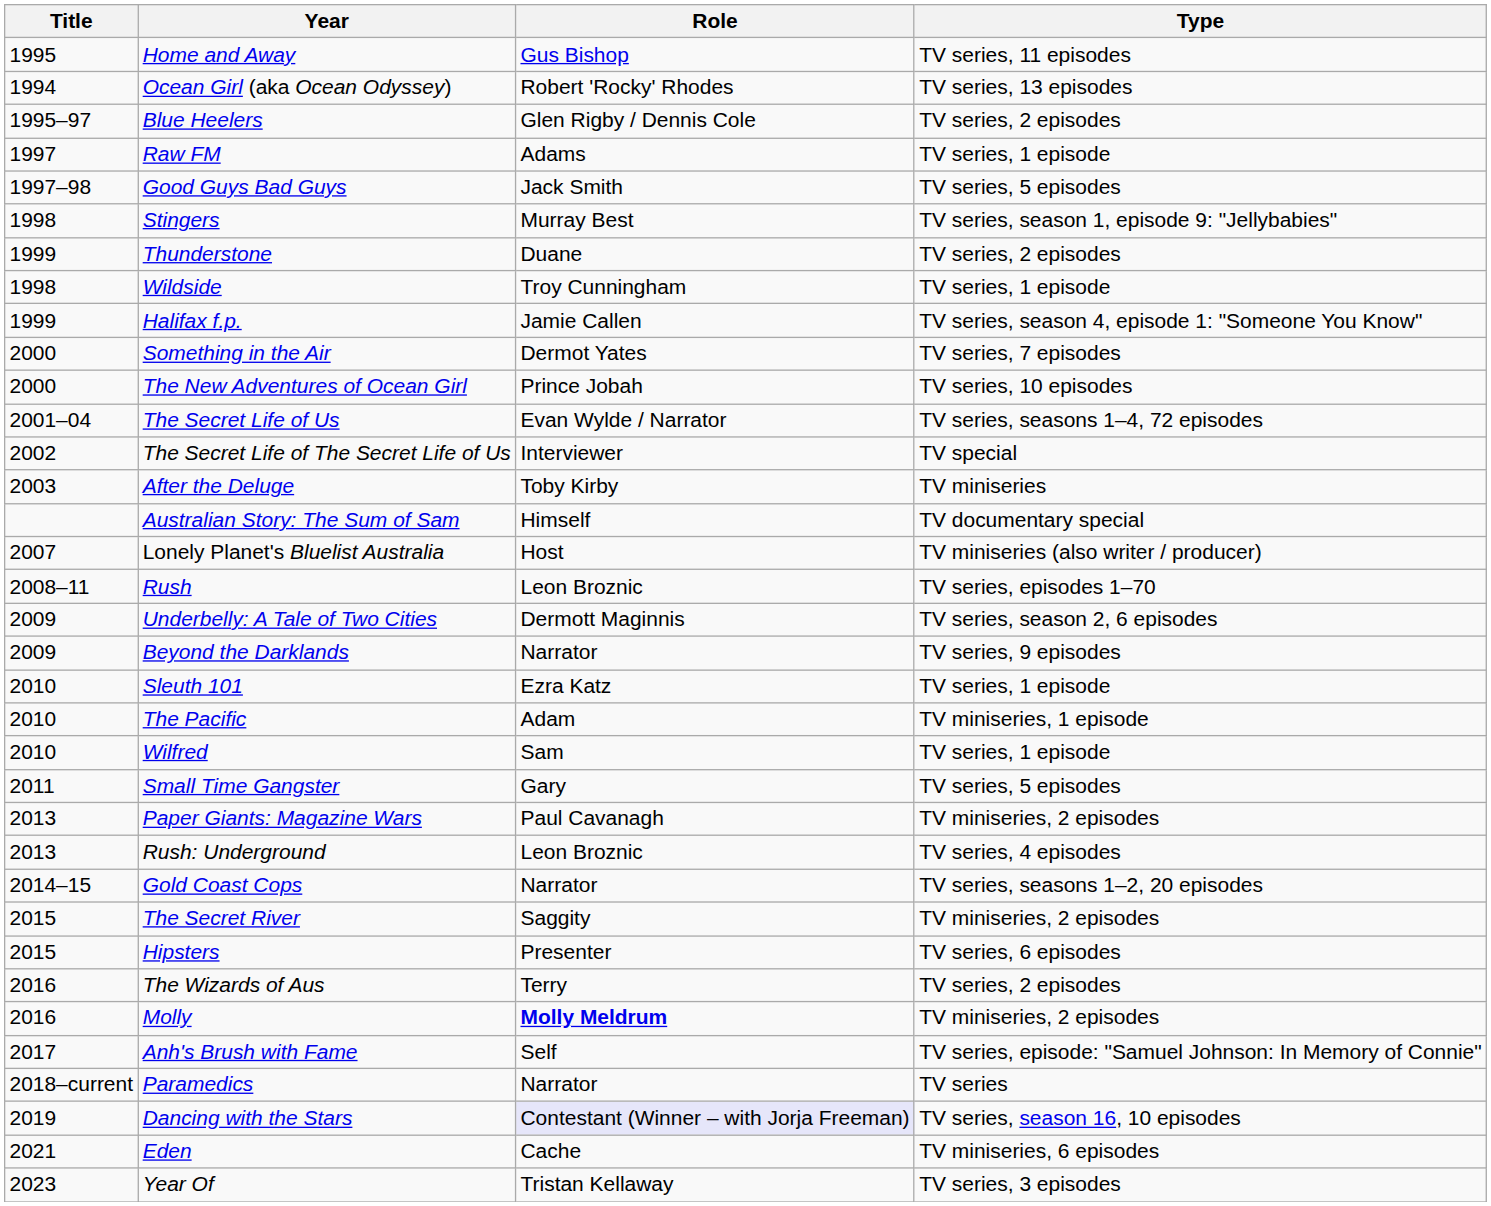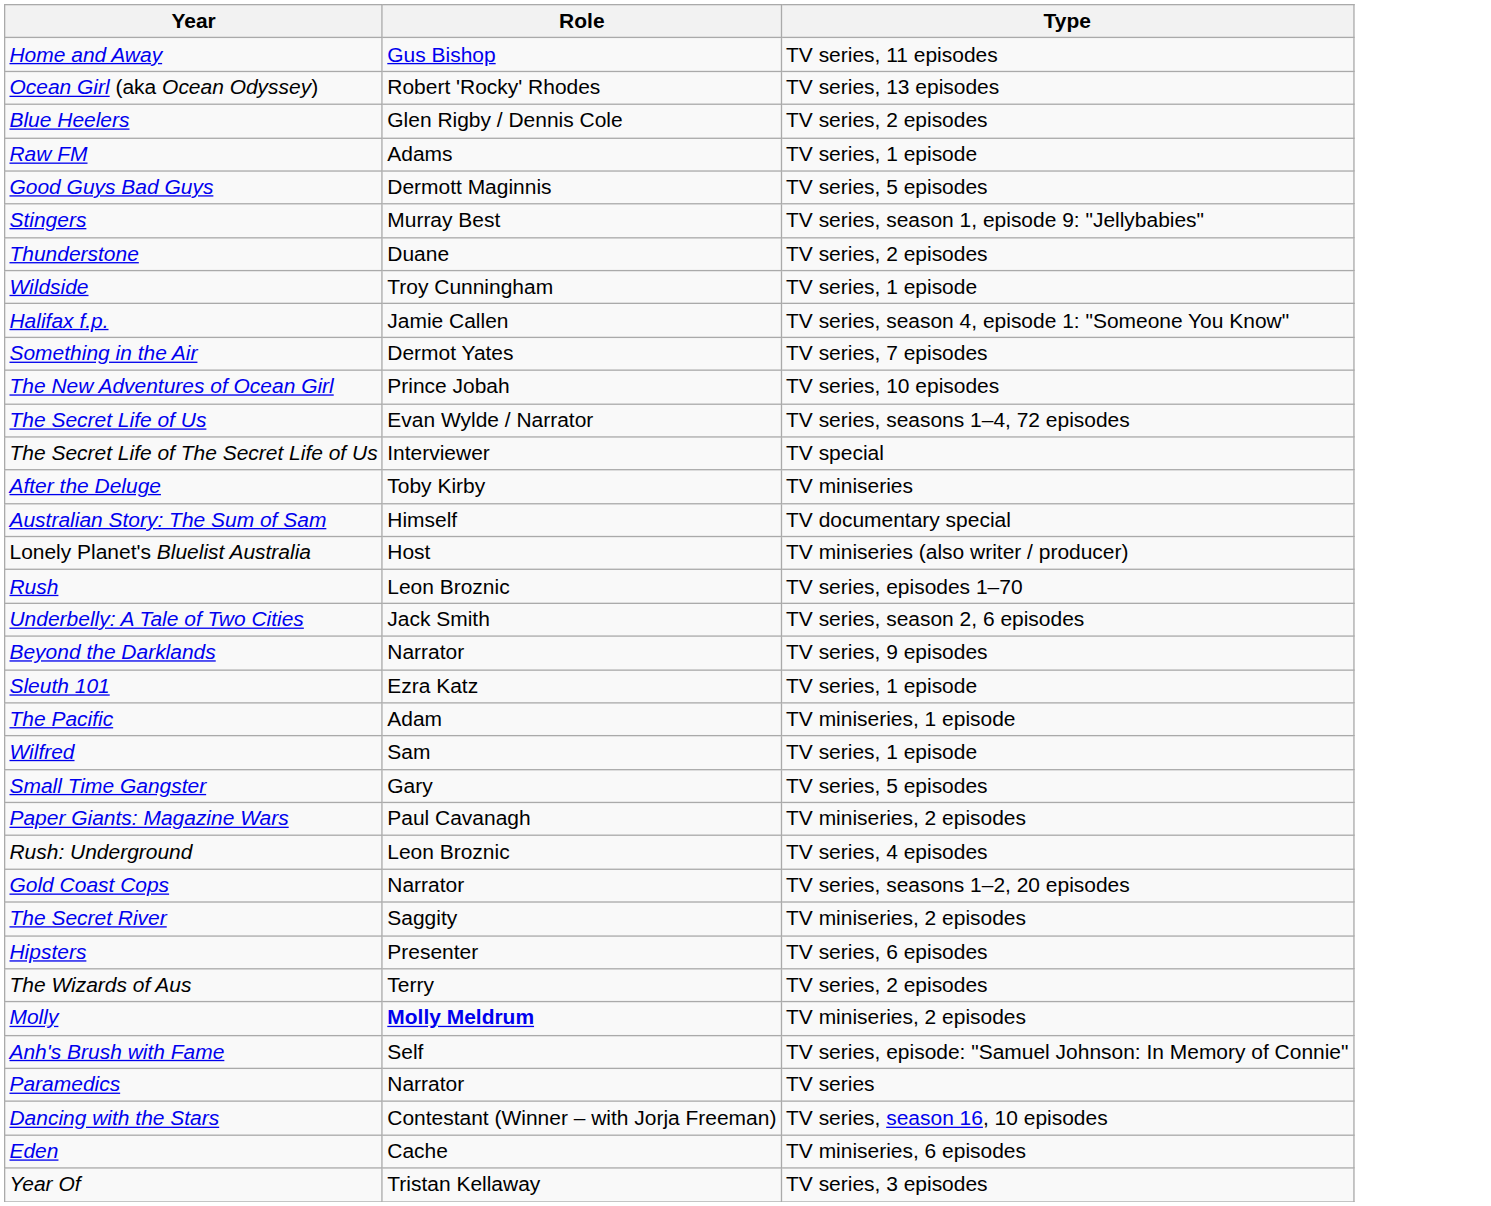- column: (71, 21)
(572, 187) Jack Smith -> (469, 187) Dermott Maginnis
(603, 619) Dermott Maginnis -> (439, 619) Jack Smith
(715, 1118) lavender background -> (582, 1118) no background
